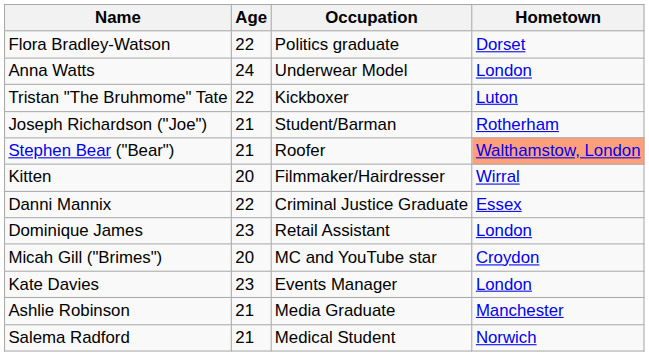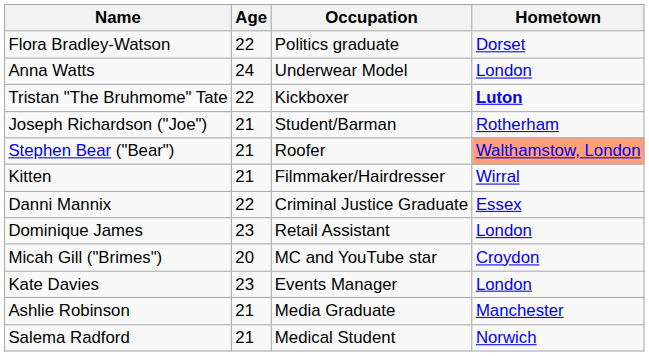(497, 97) normal -> (499, 97) bold
(245, 177) 20 -> (245, 177) 21
